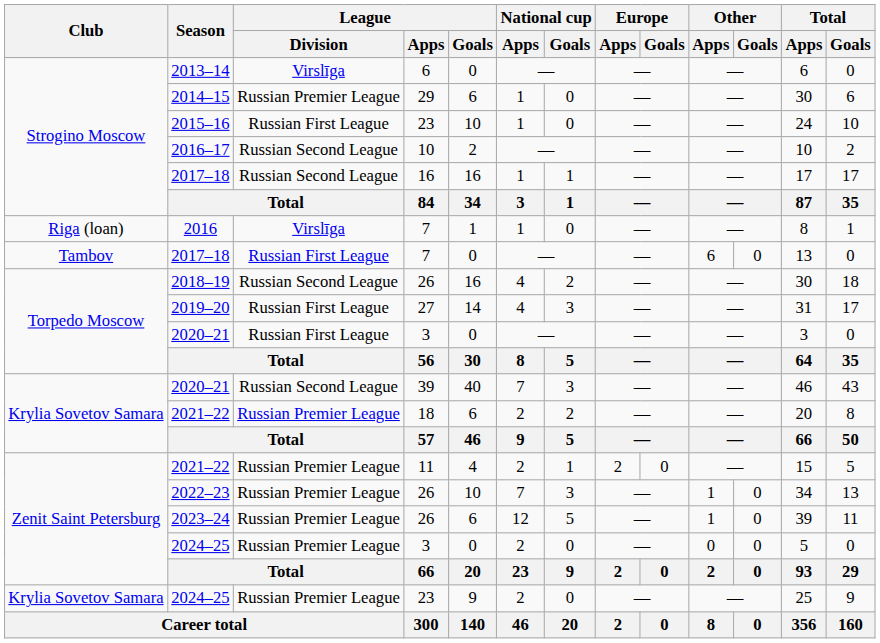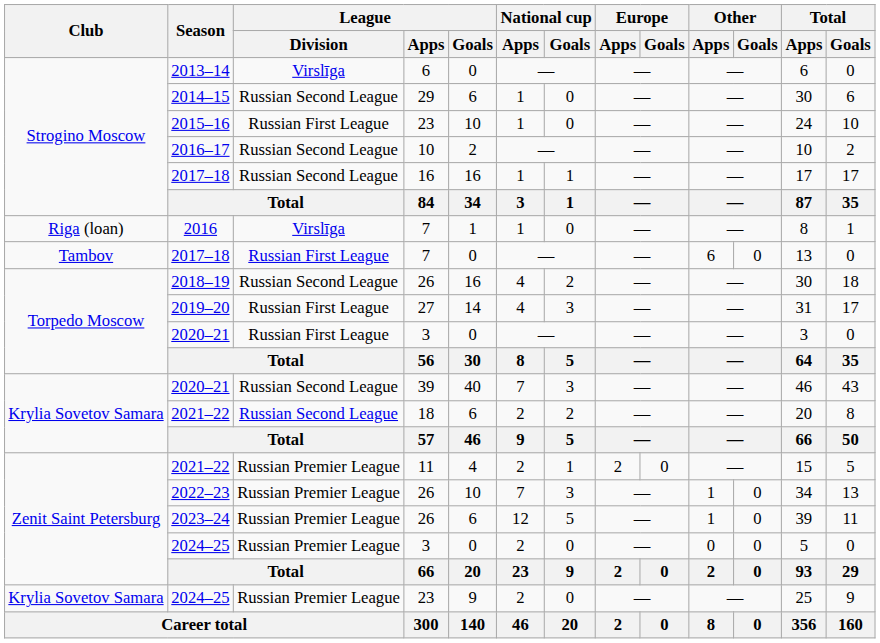(319, 96) Russian Premier League -> (319, 96) Russian Second League
(319, 413) Russian Premier League -> (319, 413) Russian Second League
